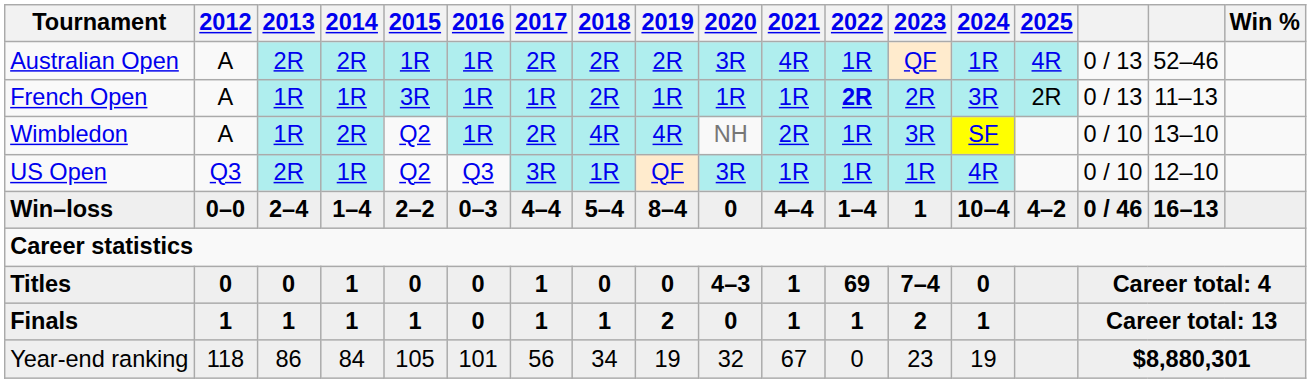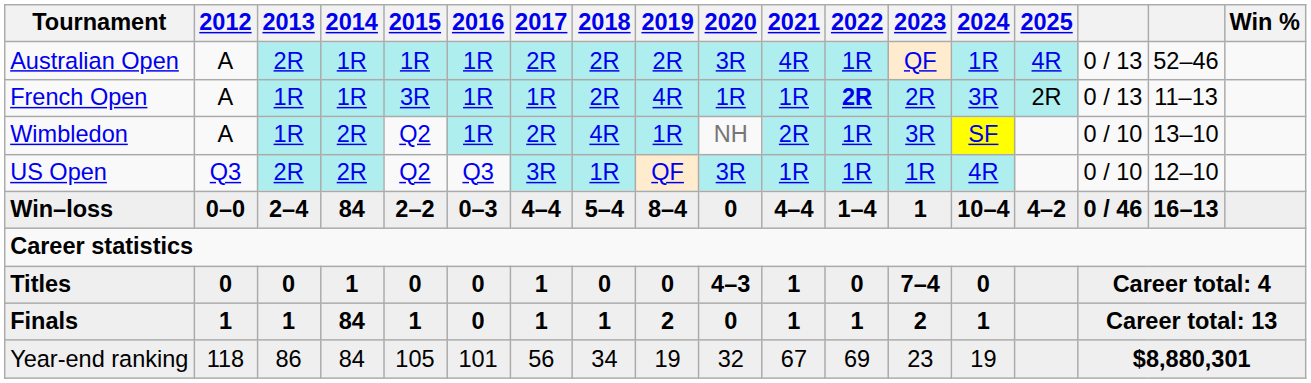(352, 60) 2R -> (352, 60) 1R
(668, 97) 1R -> (668, 97) 4R
(668, 135) 4R -> (668, 135) 1R
(352, 172) 1R -> (352, 172) 2R
(352, 209) 1–4 -> (352, 209) 84
(857, 284) 69 -> (857, 284) 0
(352, 321) 1 -> (352, 321) 84
(857, 358) 0 -> (857, 358) 69
